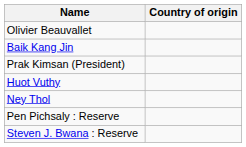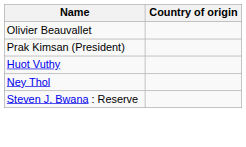- row: (40, 47)
- row: (63, 116)
